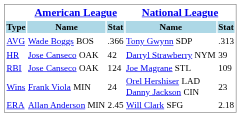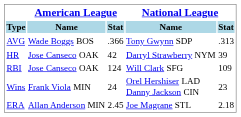(158, 68) Joe Magrane STL -> (155, 68) Will Clark SFG
(155, 105) Will Clark SFG -> (158, 105) Joe Magrane STL
